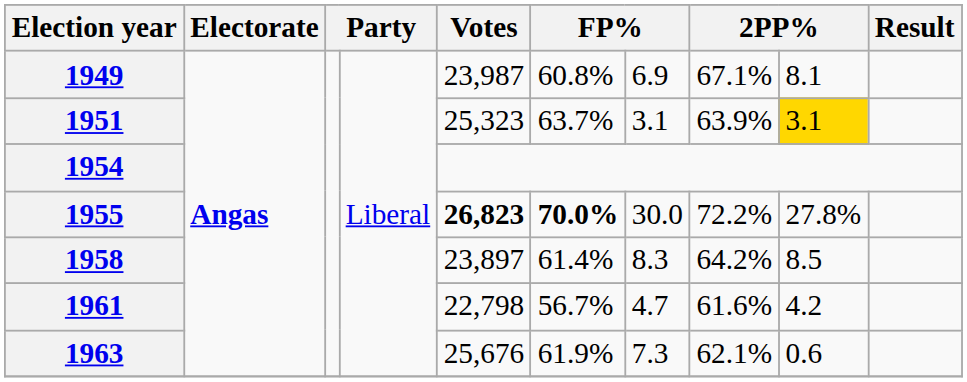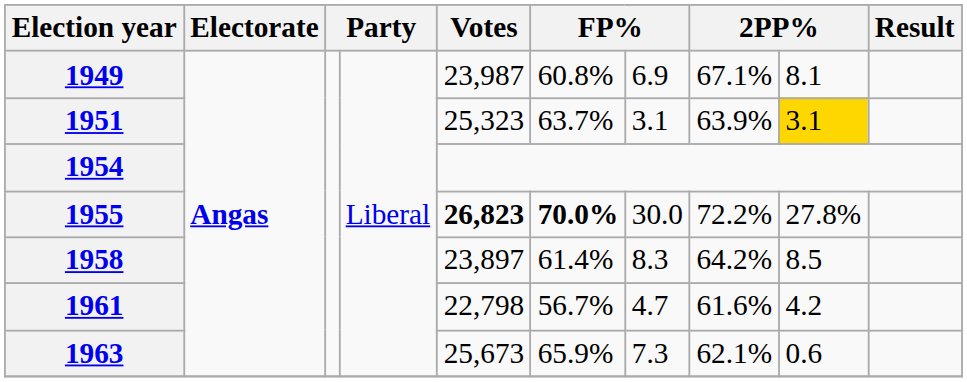(484, 352) 25,676 -> (484, 352) 25,673
(576, 352) 61.9% -> (576, 352) 65.9%
